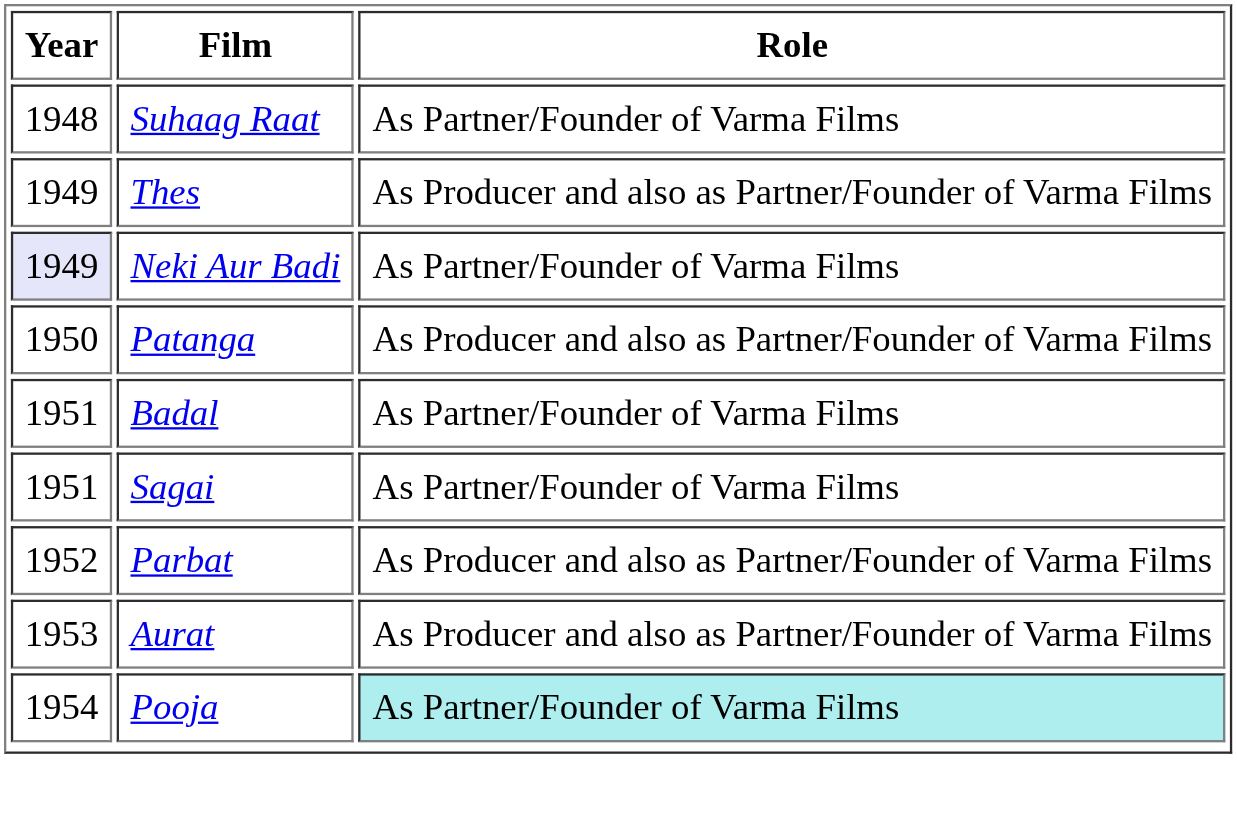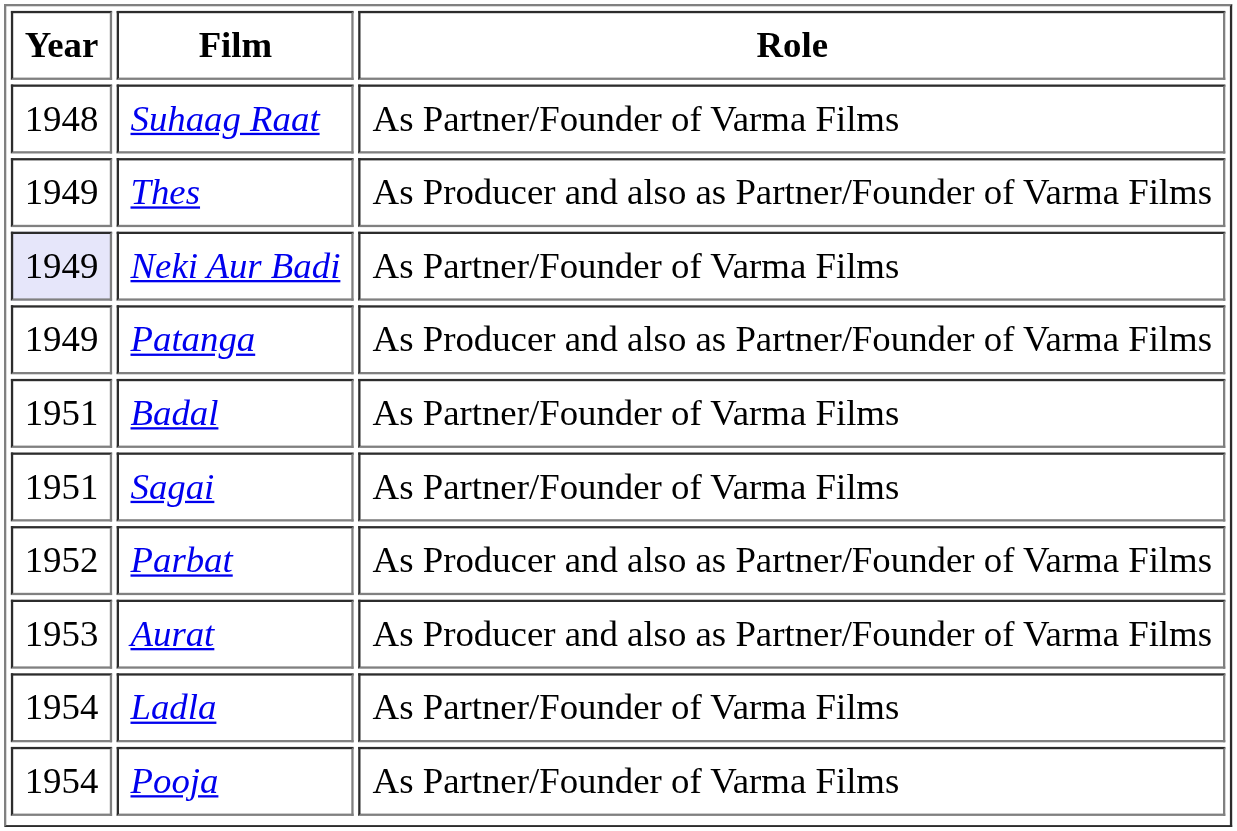(61, 339) 1950 -> (61, 339) 1949
+ row: (173, 707)
(636, 707) paleturquoise background -> (636, 780) no background
